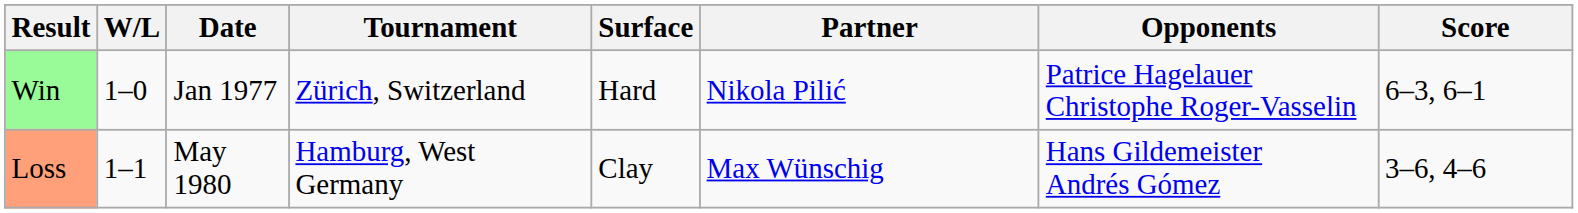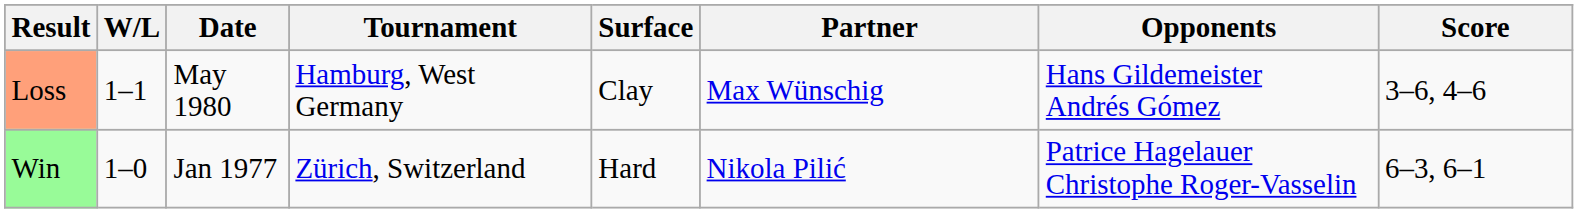rows swapped: (36, 89) <-> (39, 168)
